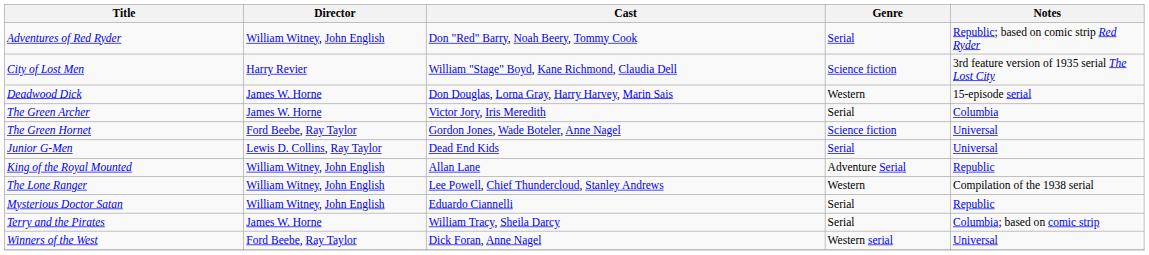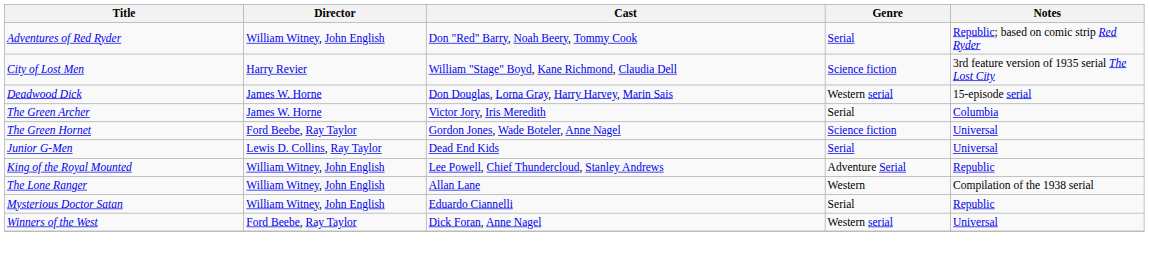(846, 94) Western -> (860, 94) Western serial
(454, 167) Allan Lane -> (546, 167) Lee Powell, Chief Thundercloud, Stanley Andrews
(546, 185) Lee Powell, Chief Thundercloud, Stanley Andrews -> (454, 185) Allan Lane
- row: (56, 222)
